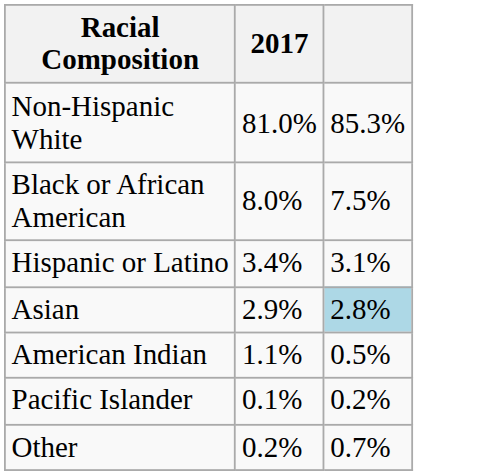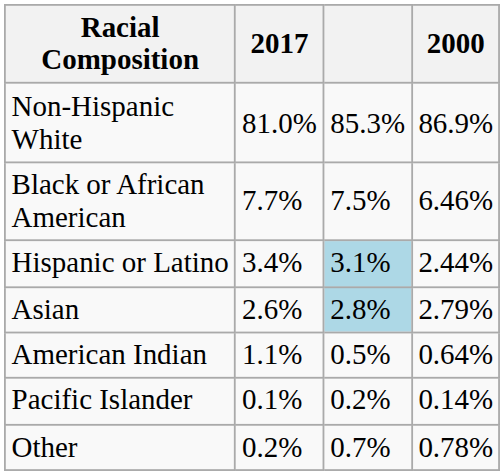+ column: (456, 43)
(272, 200) 8.0% -> (272, 200) 7.7%
(360, 262) no background -> (360, 262) lightblue background
(272, 308) 2.9% -> (272, 308) 2.6%
